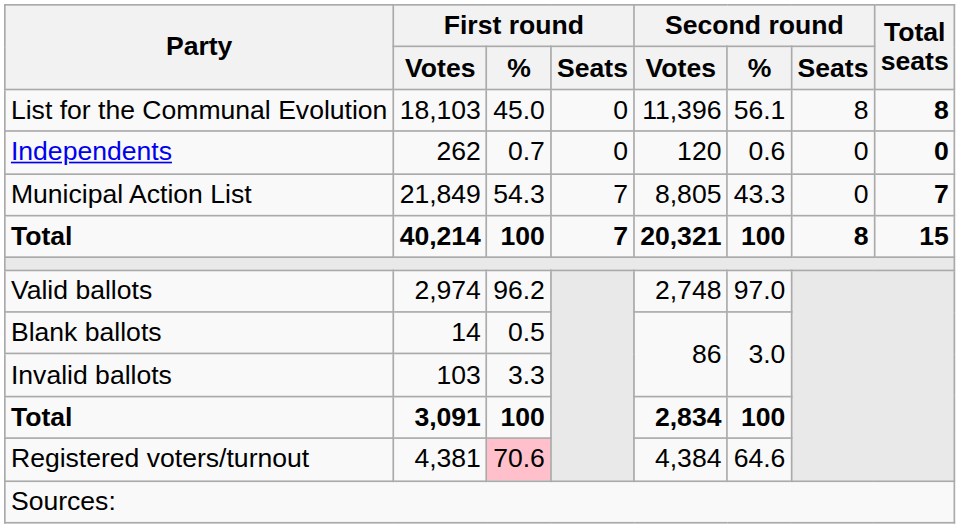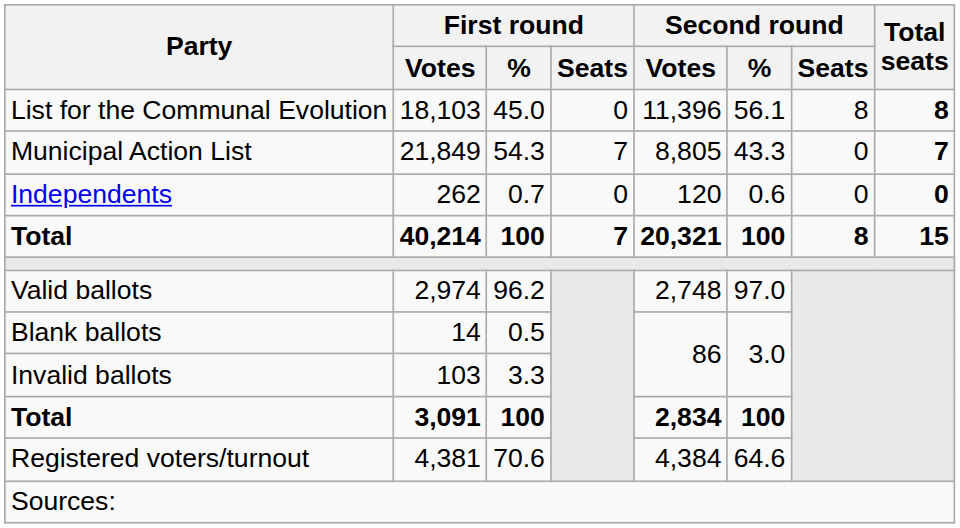rows swapped: (131, 194) <-> (91, 151)
(519, 459) pink background -> (519, 459) no background
